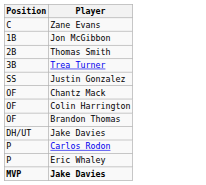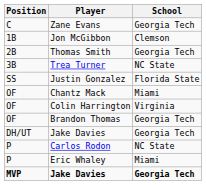+ column: (167, 11)
